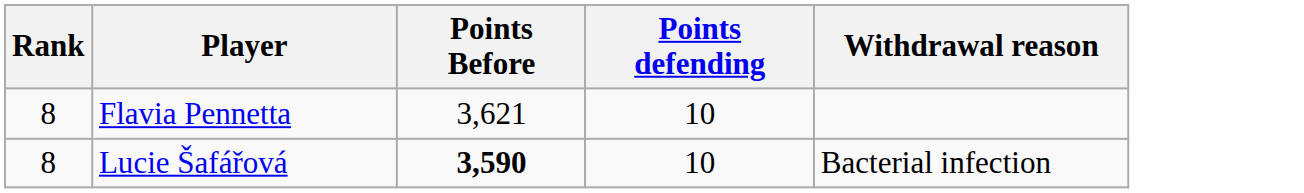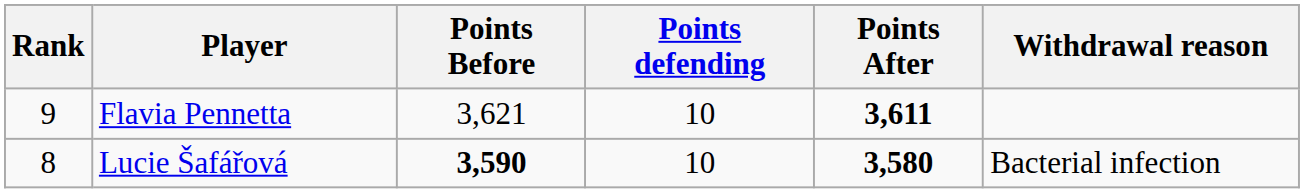+ column: (898, 46)
(48, 113) 8 -> (48, 113) 9
